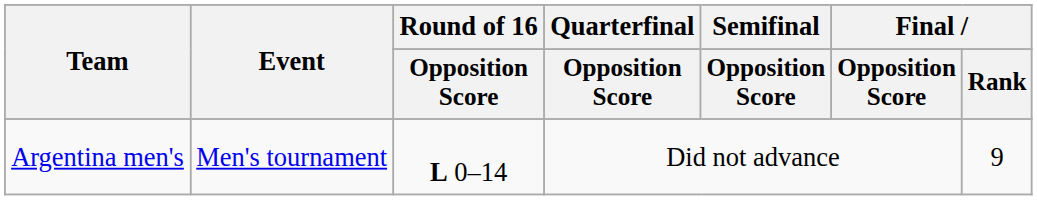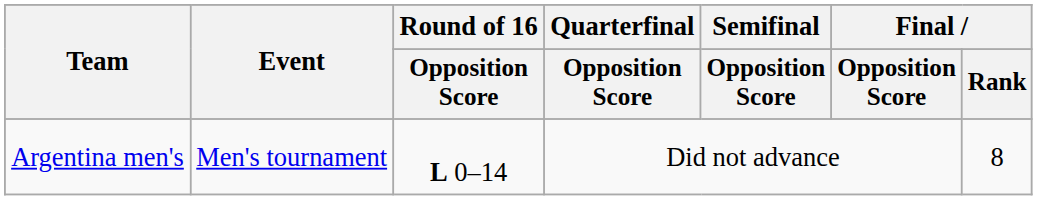(997, 156) 9 -> (997, 156) 8
